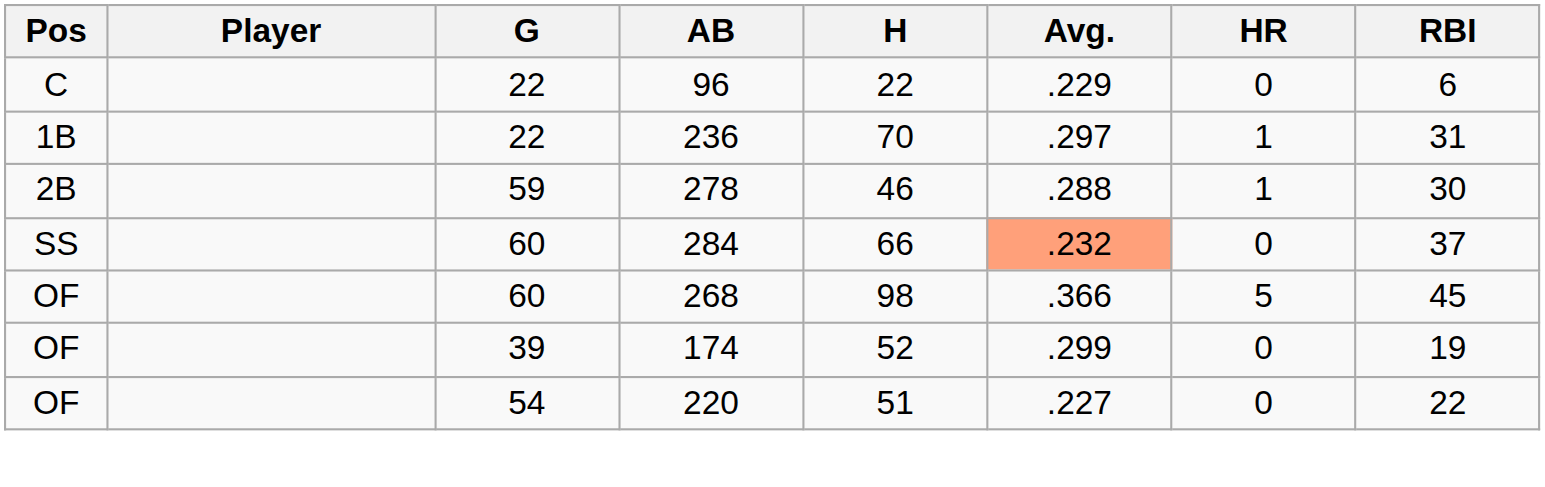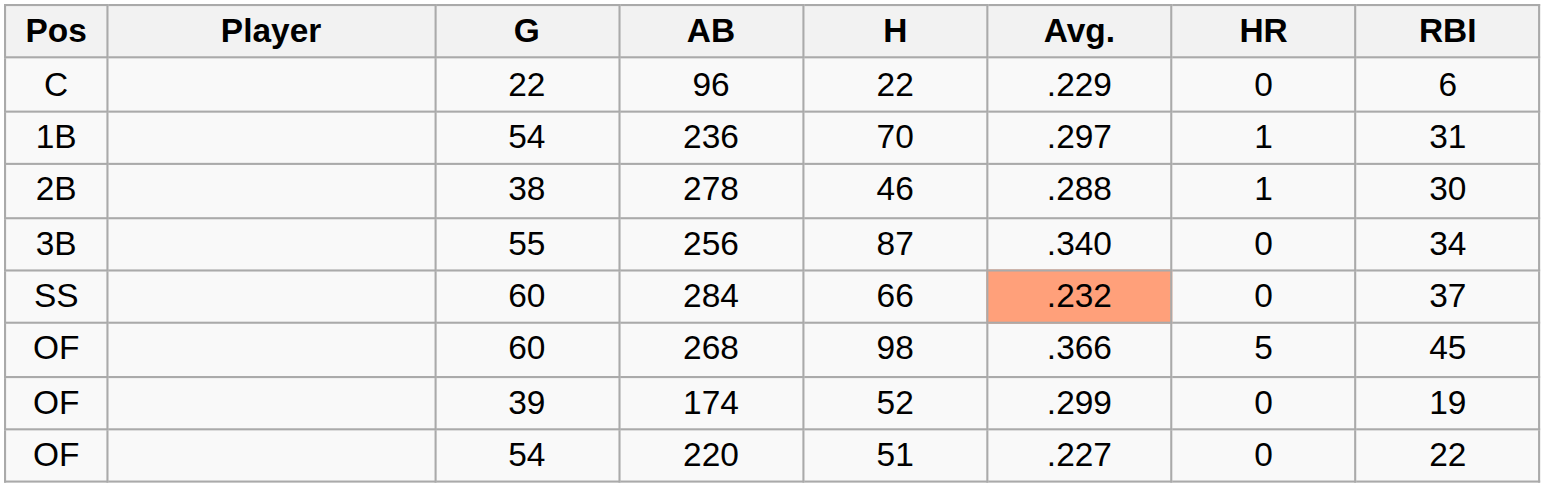(527, 137) 22 -> (527, 137) 54
(527, 190) 59 -> (527, 190) 38
+ row: (711, 243)
